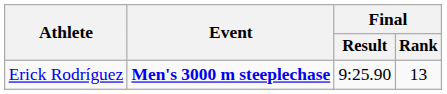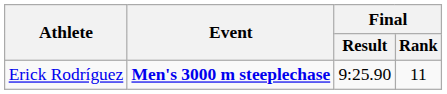(418, 75) 13 -> (418, 75) 11
